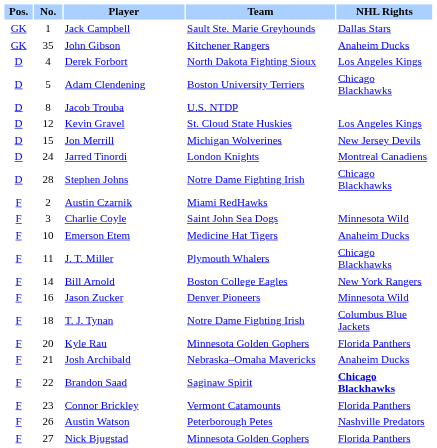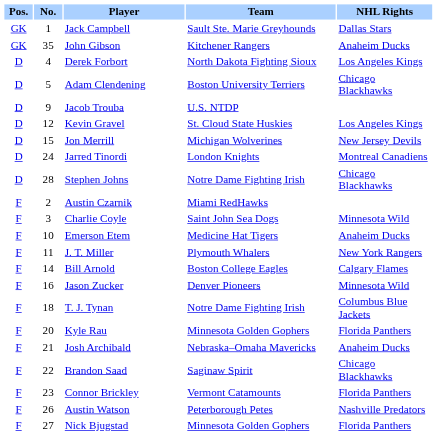(48, 107) 8 -> (48, 107) 9
(365, 258) Chicago Blackhawks -> (380, 252) New York Rangers
(380, 281) New York Rangers -> (373, 268) Calgary Flames
(366, 382) bold -> (365, 370) normal
